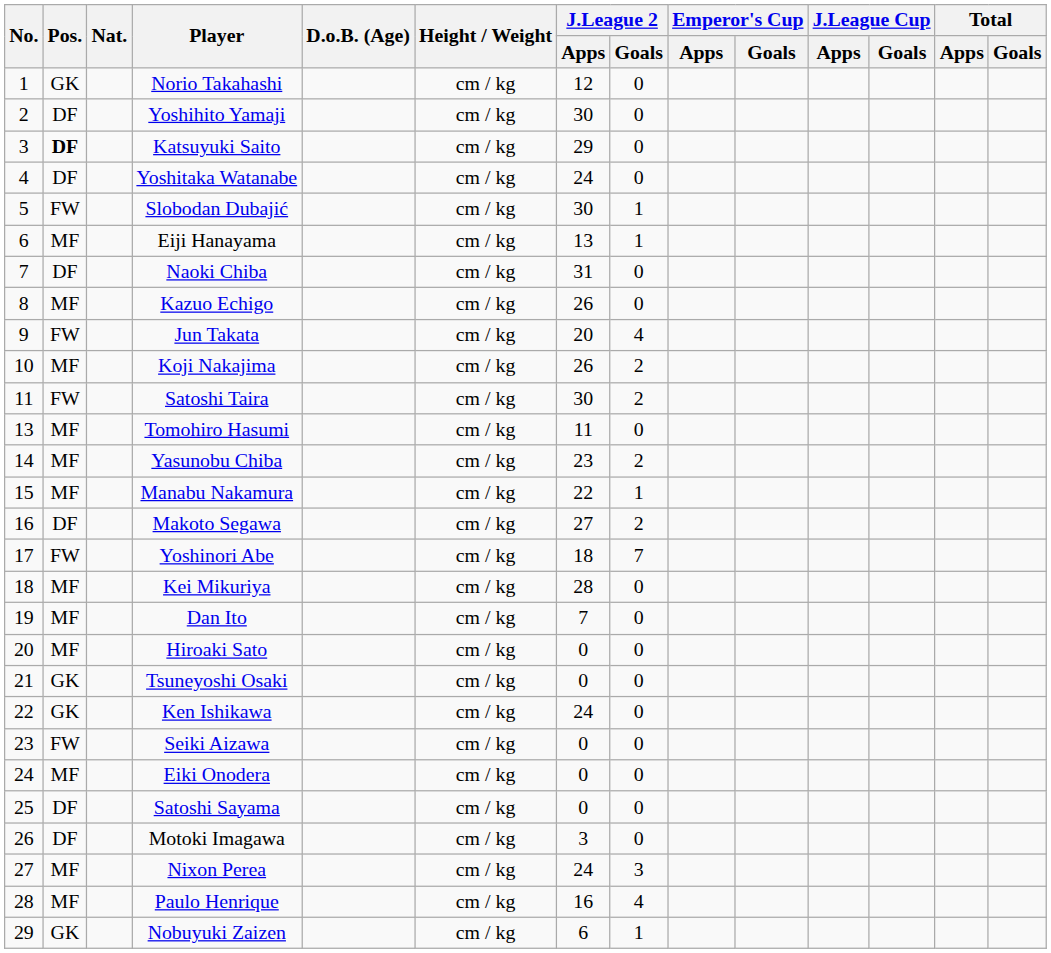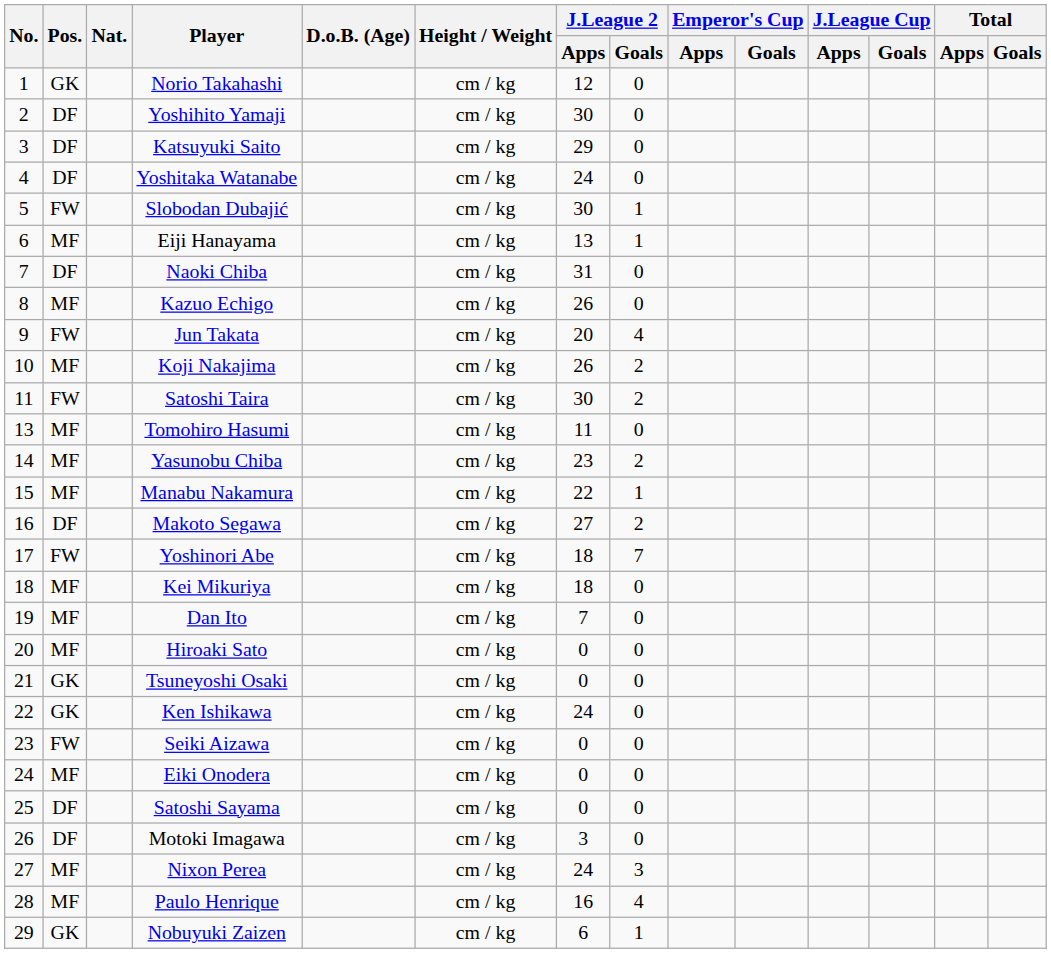(65, 146) bold -> (65, 146) normal
(583, 586) 28 -> (583, 586) 18
